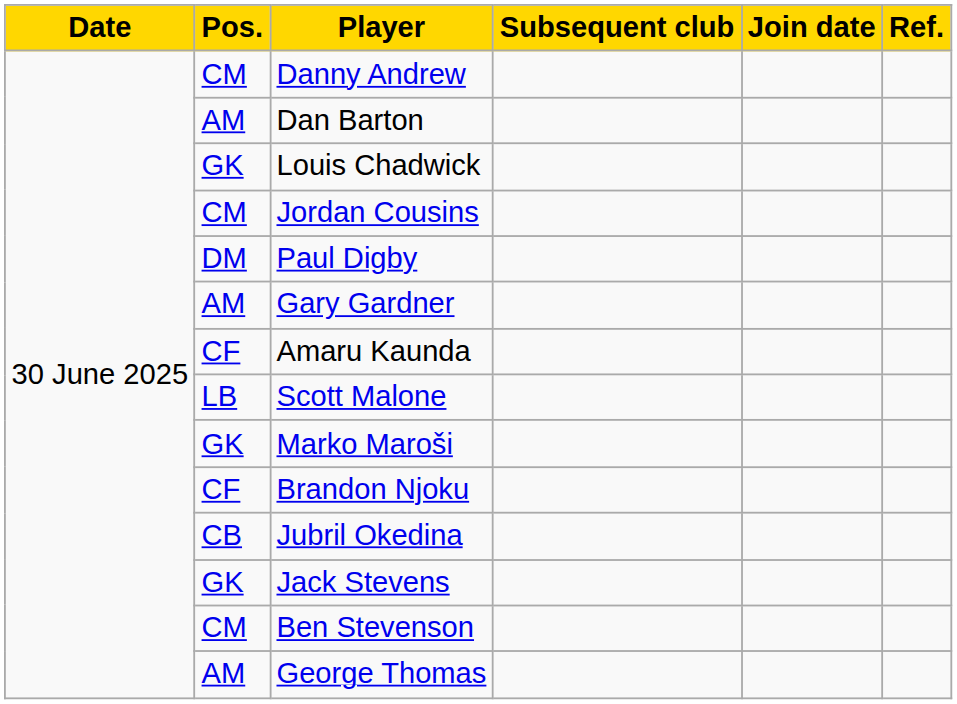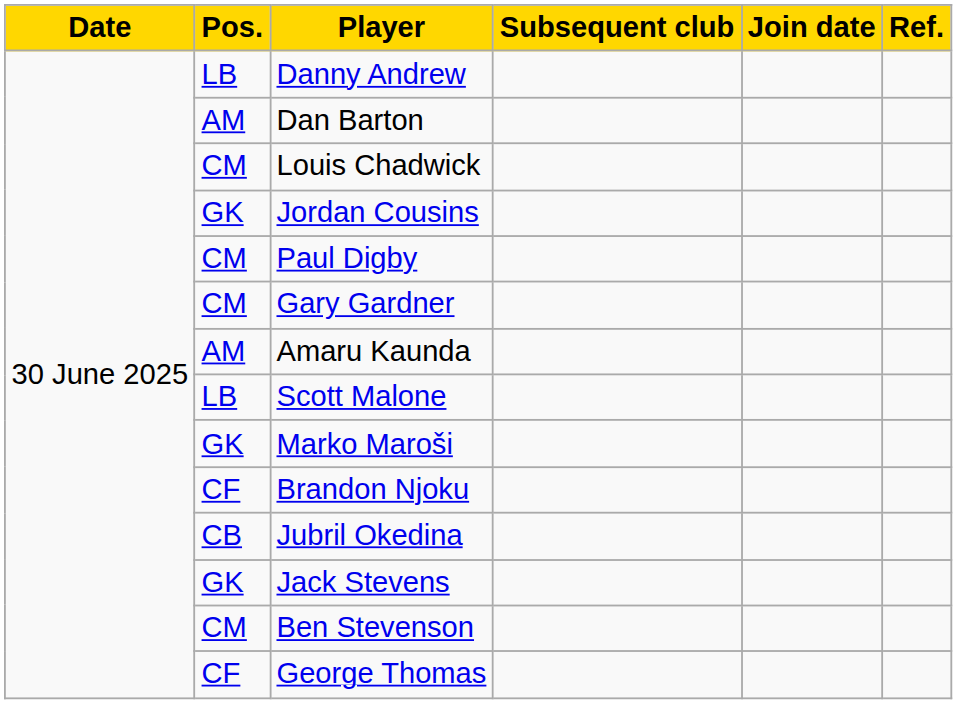(224, 73) CM -> (219, 73) LB
(223, 166) GK -> (224, 166) CM
(224, 212) CM -> (223, 212) GK
(224, 258) DM -> (224, 258) CM
(223, 304) AM -> (224, 304) CM
(221, 350) CF -> (223, 350) AM
(223, 674) AM -> (221, 674) CF
